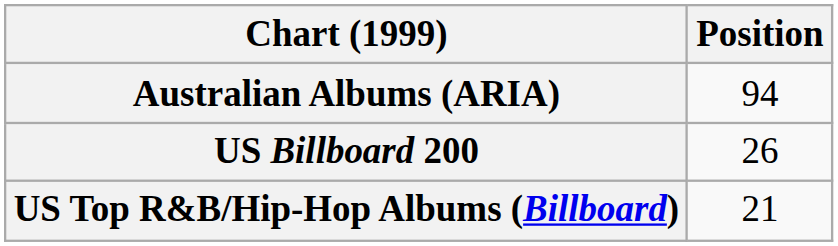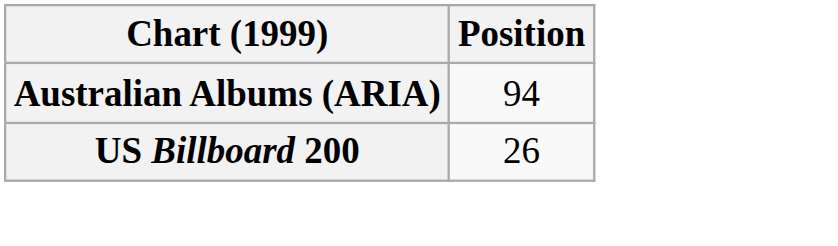- row: (346, 209)
